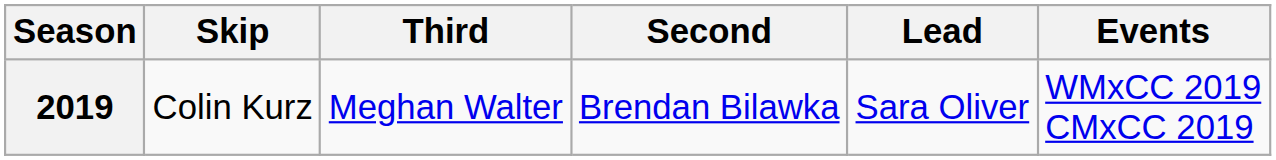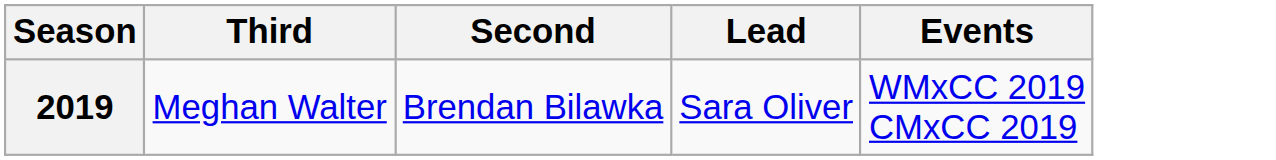- column: (233, 32)
